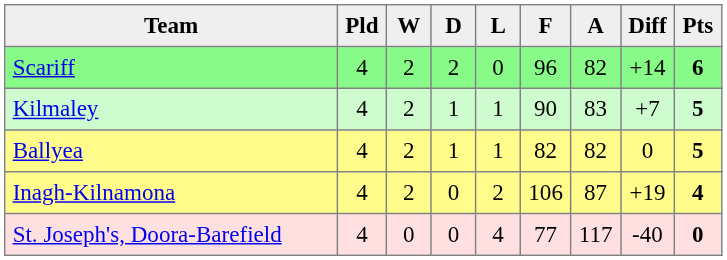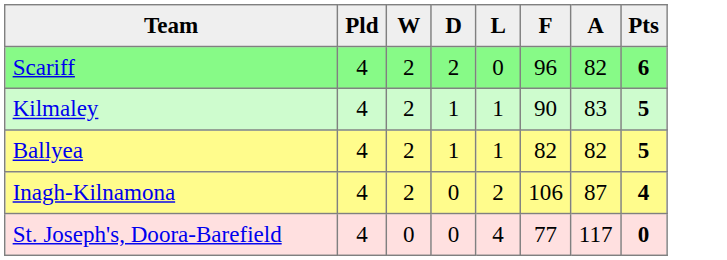- column: (647, 25)
